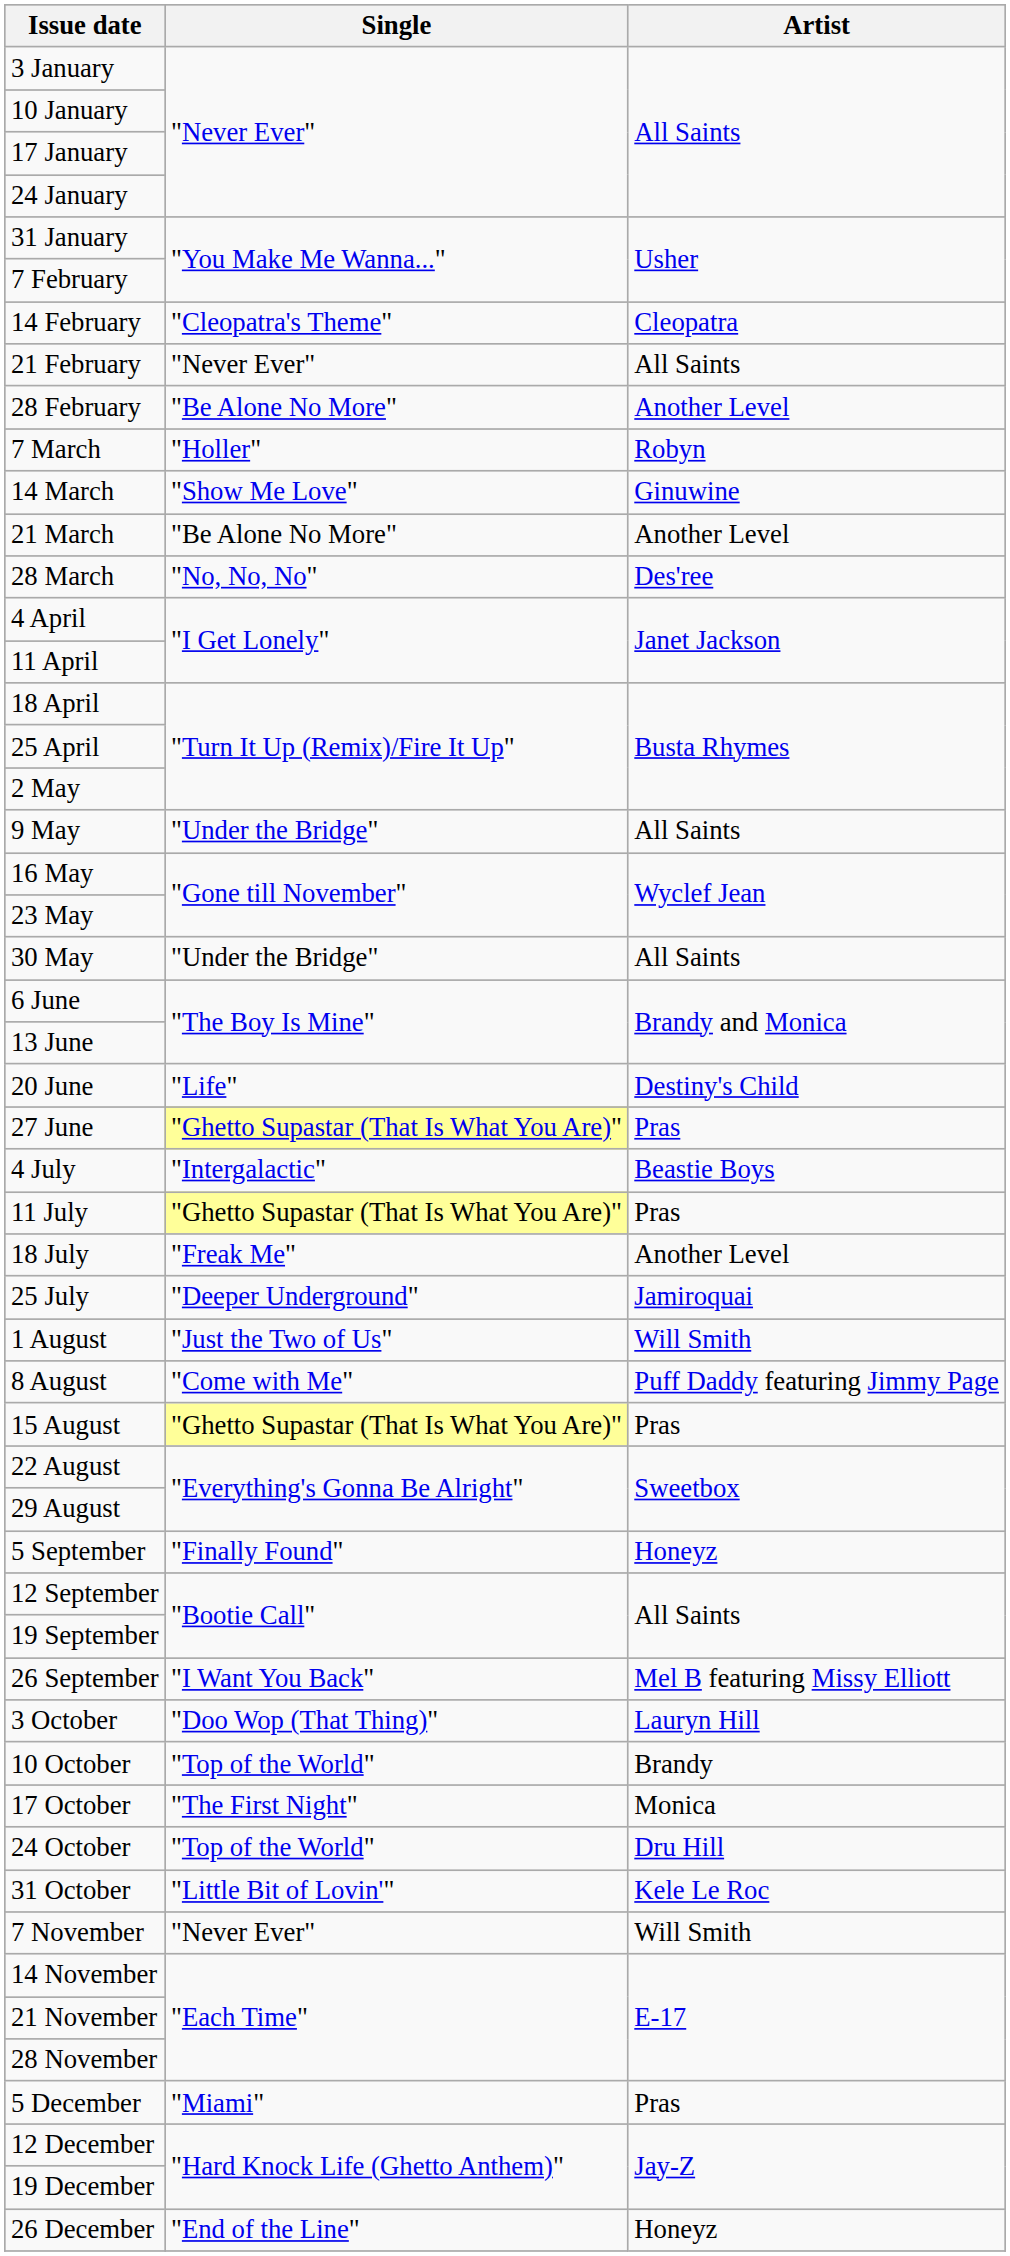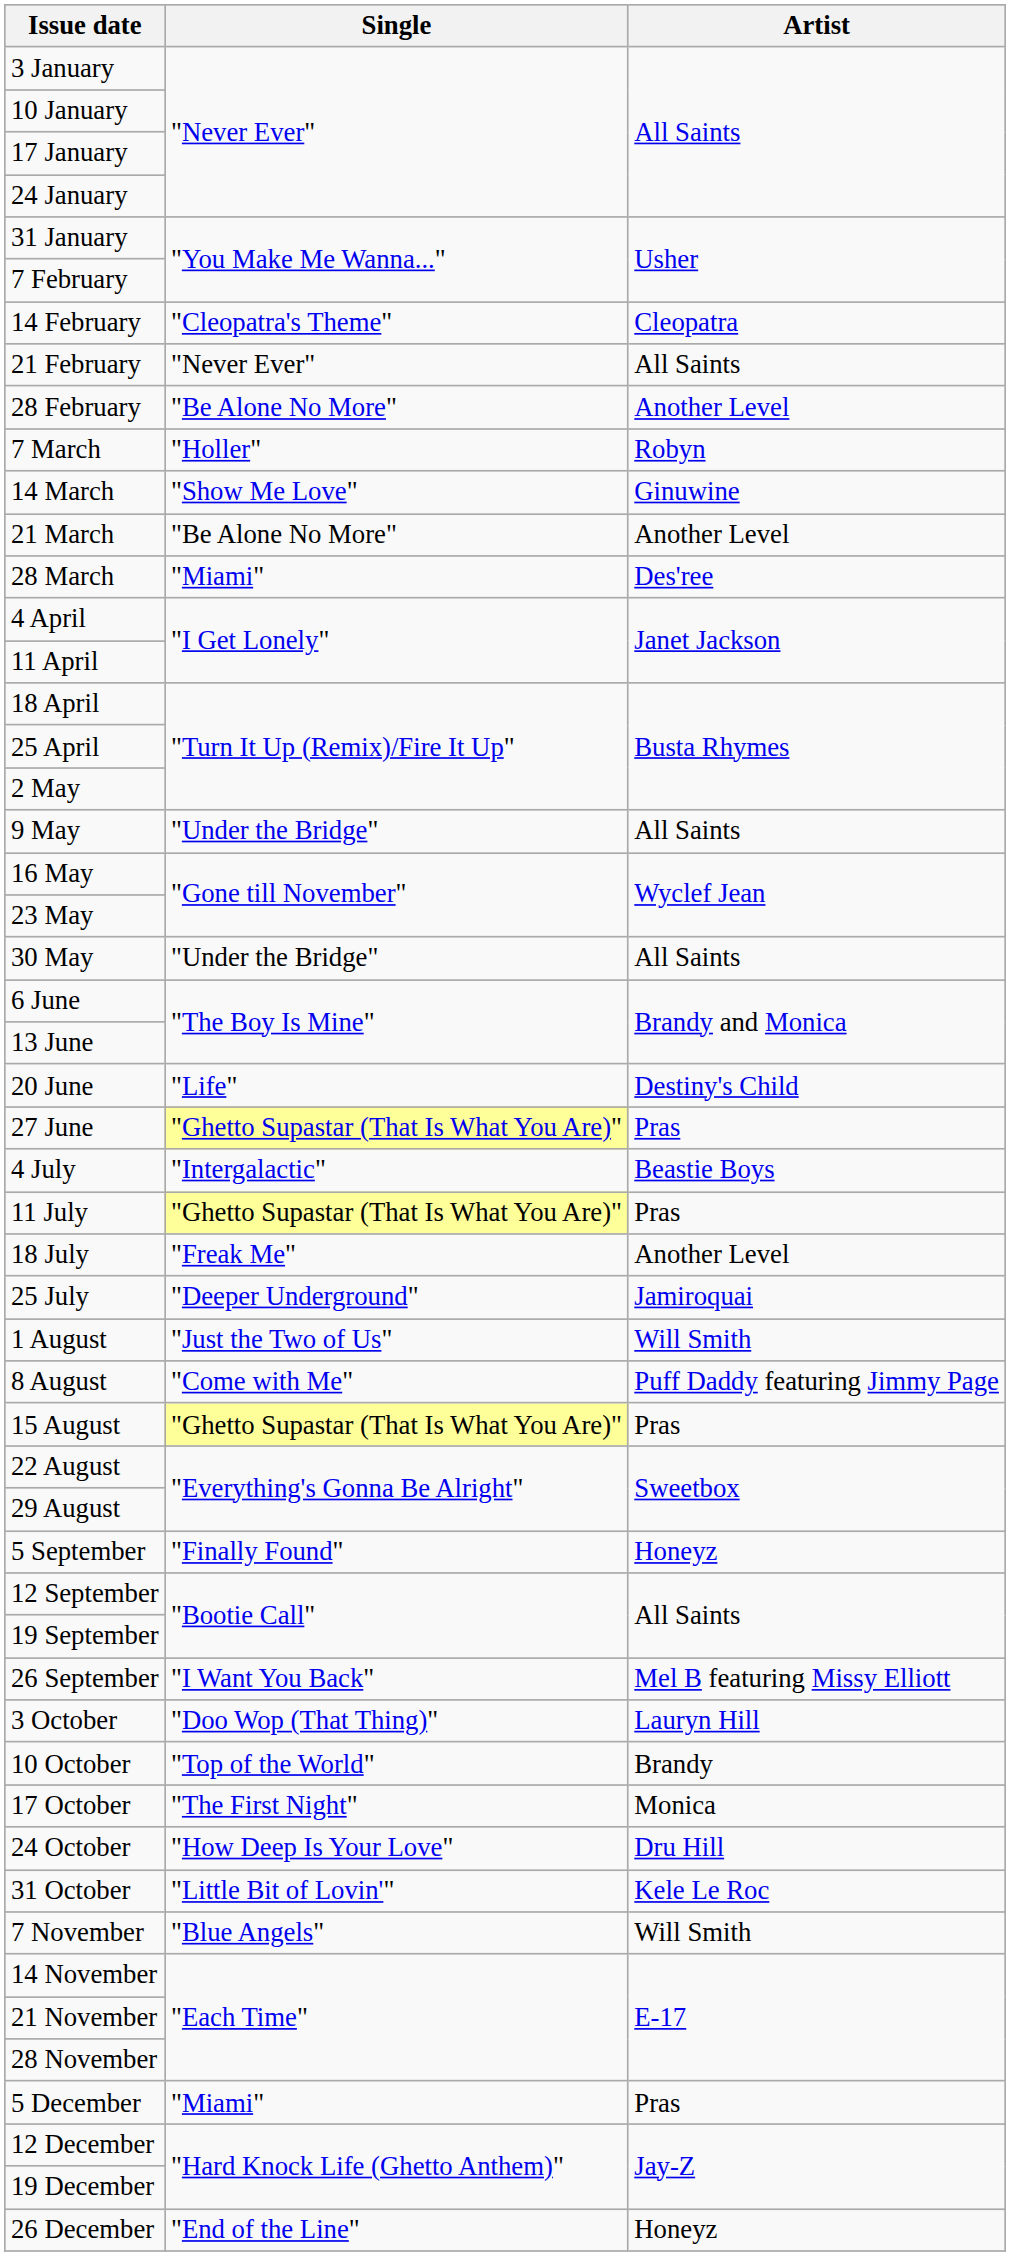(244, 576) "No, No, No" -> (218, 576) "Miami"
(273, 1847) "Top of the World" -> (312, 1847) "How Deep Is Your Love"
(243, 1932) "Never Ever" -> (248, 1932) "Blue Angels"
